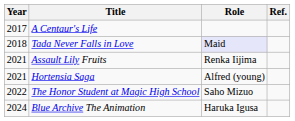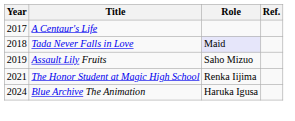(17, 60) 2021 -> (17, 60) 2019
(230, 60) Renka Iijima -> (229, 60) Saho Mizuo
- row: (63, 76)
(17, 92) 2022 -> (17, 76) 2021
(229, 92) Saho Mizuo -> (230, 76) Renka Iijima
